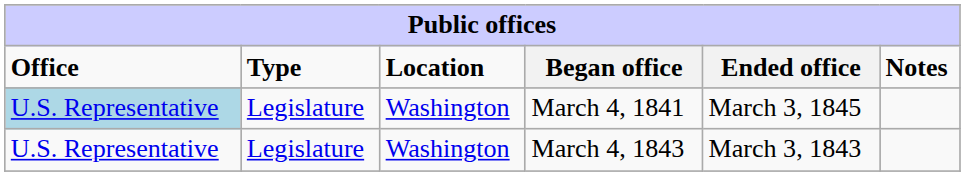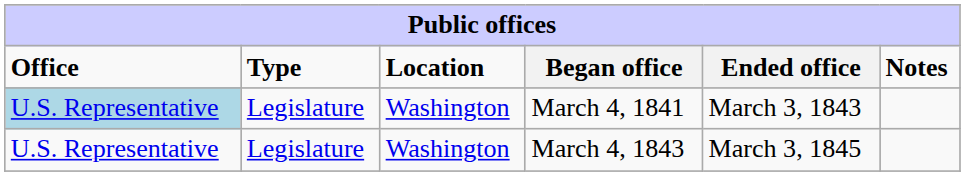(785, 107) March 3, 1845 -> (785, 107) March 3, 1843
(785, 149) March 3, 1843 -> (785, 149) March 3, 1845
